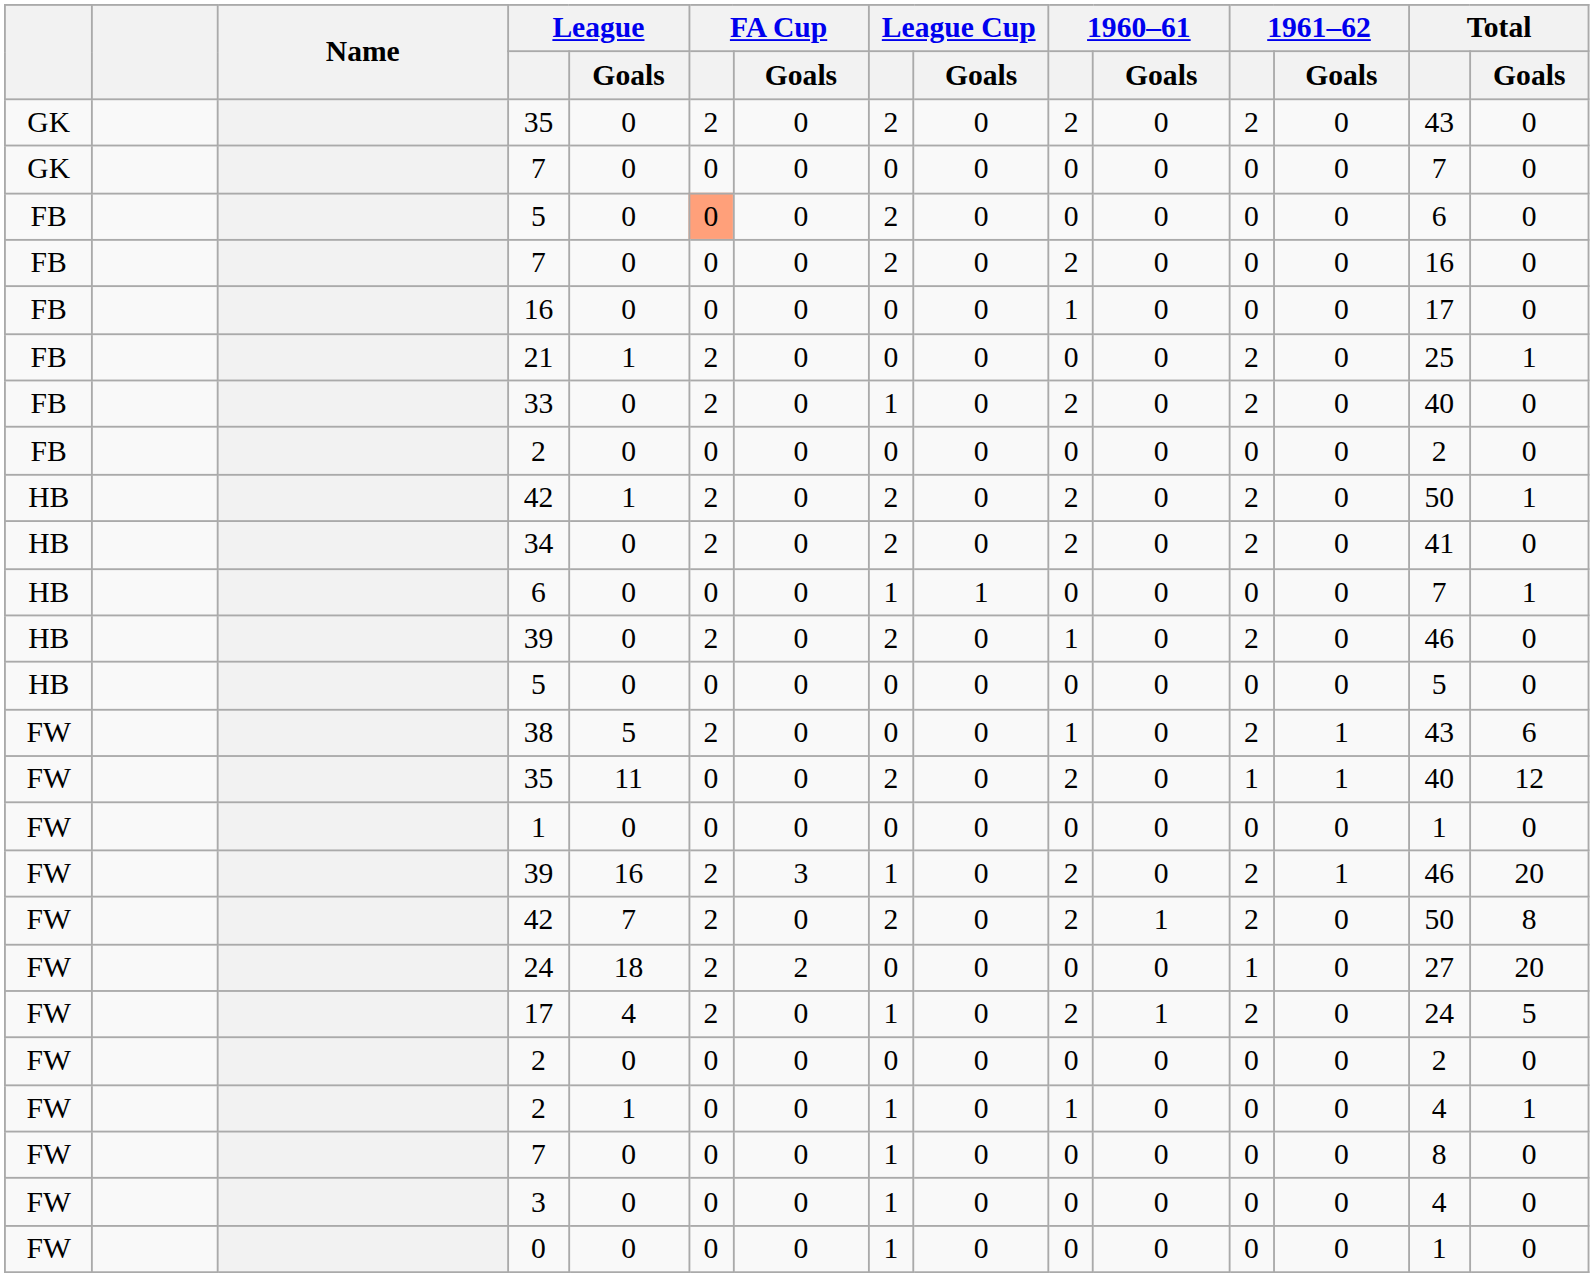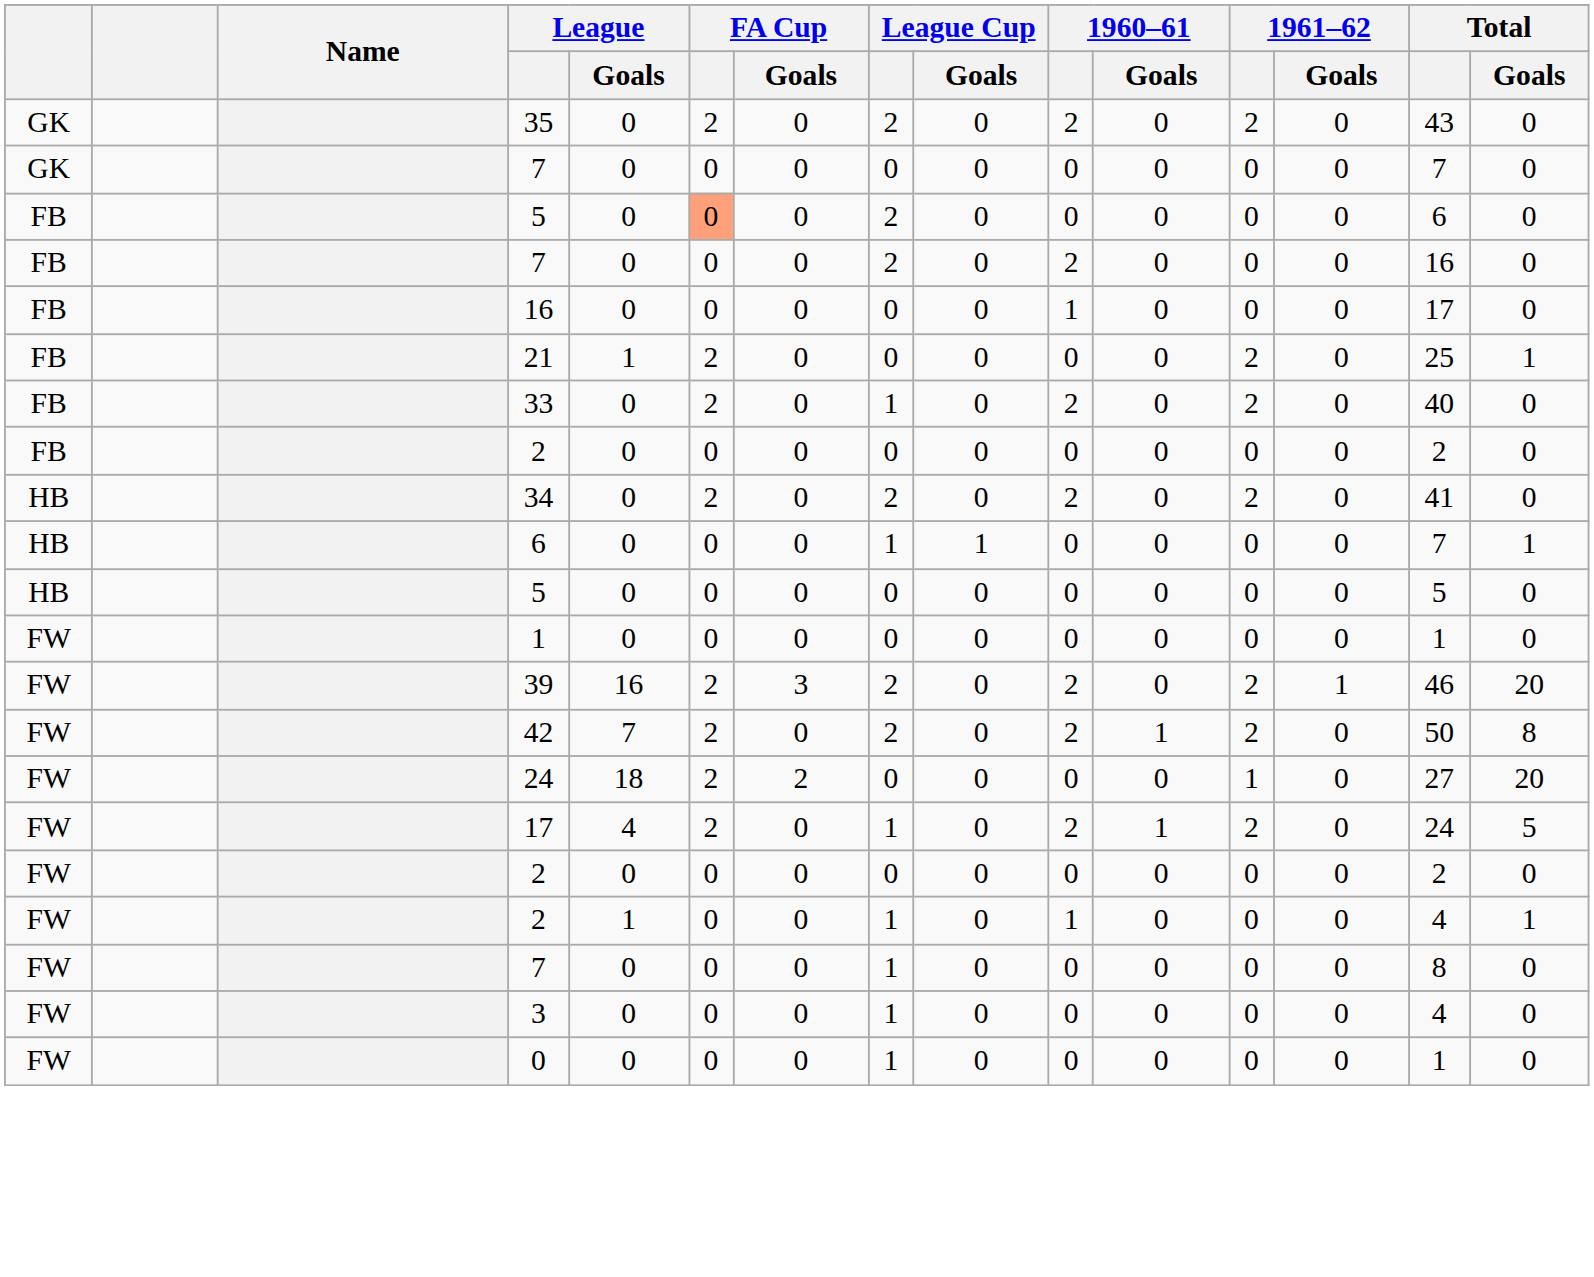- row: (49, 497)
- row: (49, 638)
- row: (49, 732)
- row: (49, 779)
(891, 872) 1 -> (891, 685) 2
